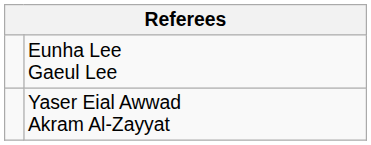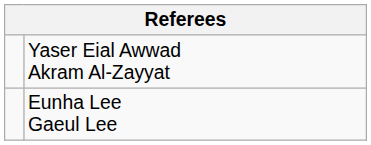rows swapped: (105, 113) <-> (75, 61)
